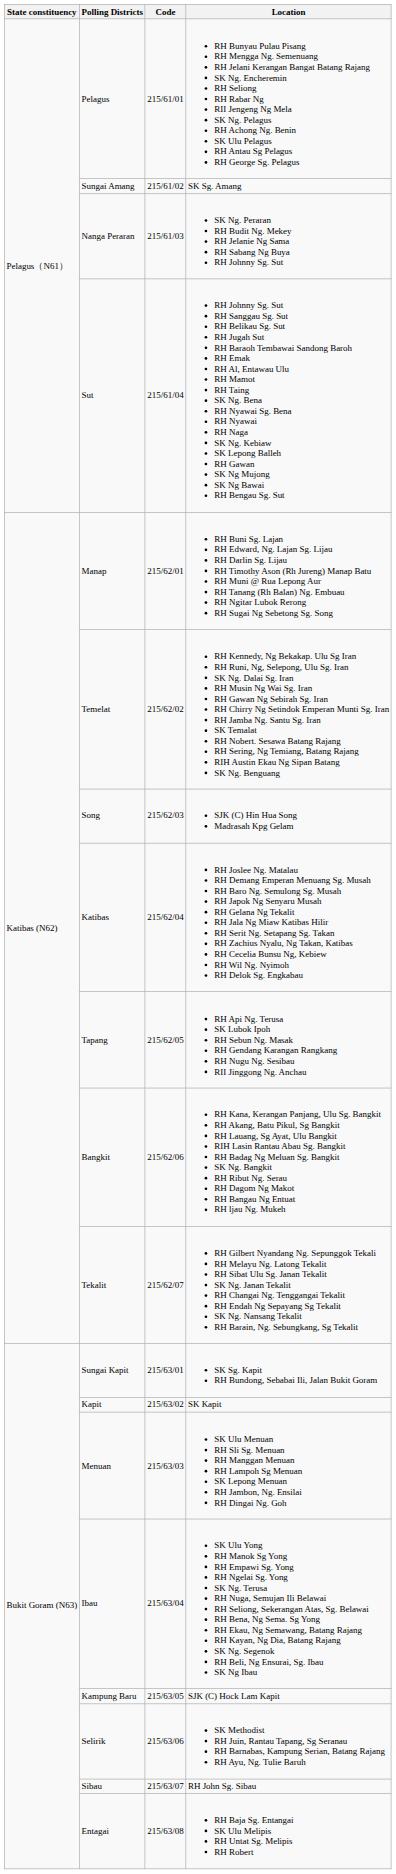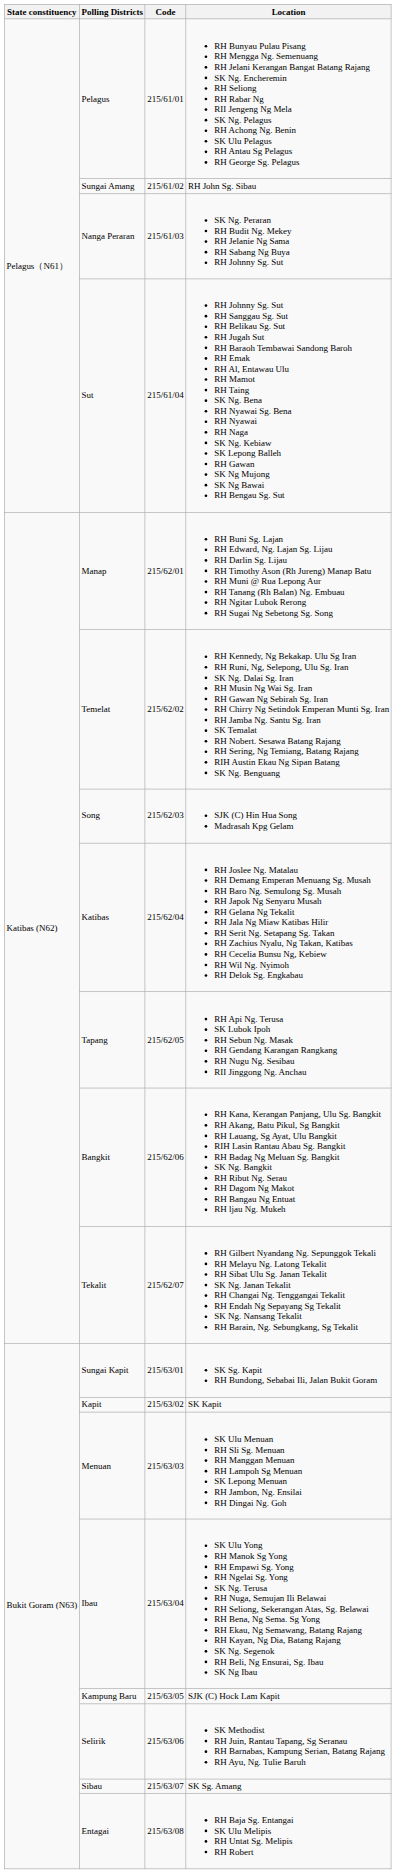(215, 185) SK Sg. Amang -> (222, 185) RH John Sg. Sibau
(222, 1785) RH John Sg. Sibau -> (215, 1785) SK Sg. Amang
